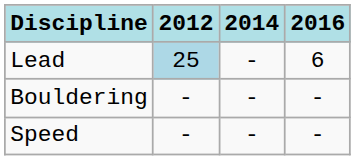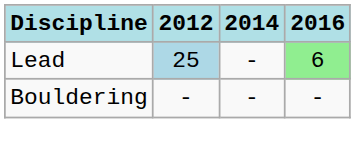(318, 61) no background -> (318, 61) lightgreen background
- row: (45, 135)
